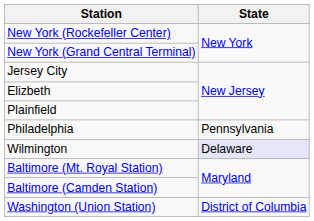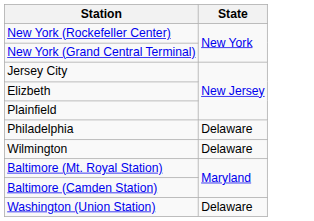(237, 129) Pennsylvania -> (227, 129) Delaware
(227, 149) lavender background -> (227, 149) no background
(254, 206) District of Columbia -> (227, 206) Delaware
